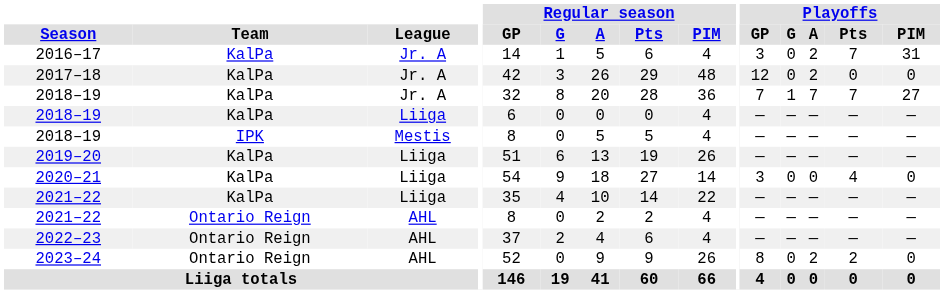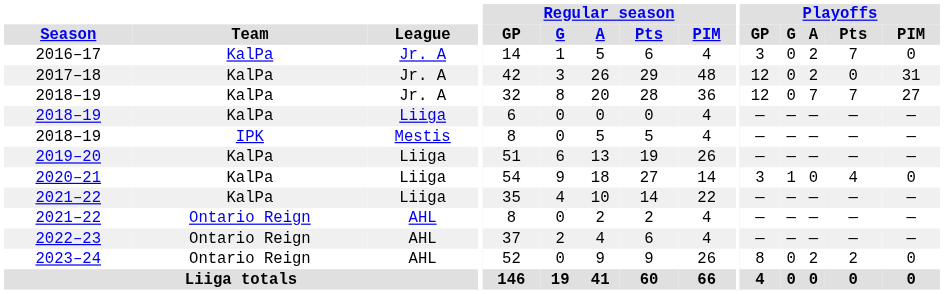(911, 55) 31 -> (911, 55) 0
(911, 75) 0 -> (911, 75) 31
(760, 96) 7 -> (760, 96) 12
(791, 96) 1 -> (791, 96) 0
(791, 177) 0 -> (791, 177) 1
